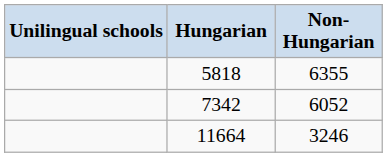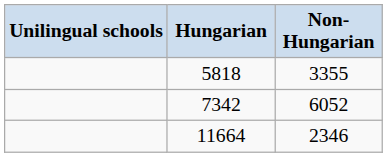(329, 73) 6355 -> (329, 73) 3355
(329, 135) 3246 -> (329, 135) 2346
